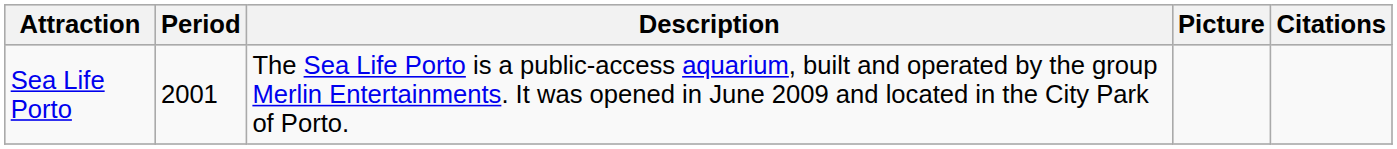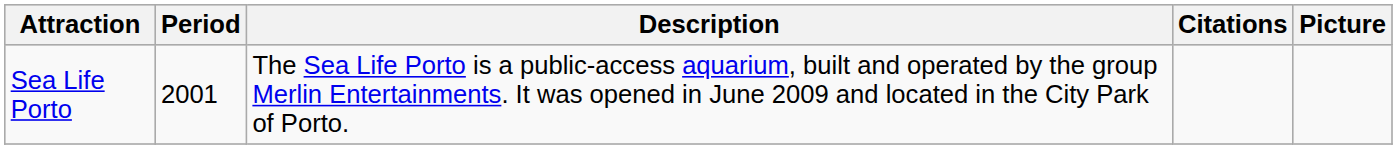columns swapped: (1221, 24) <-> (1331, 24)
